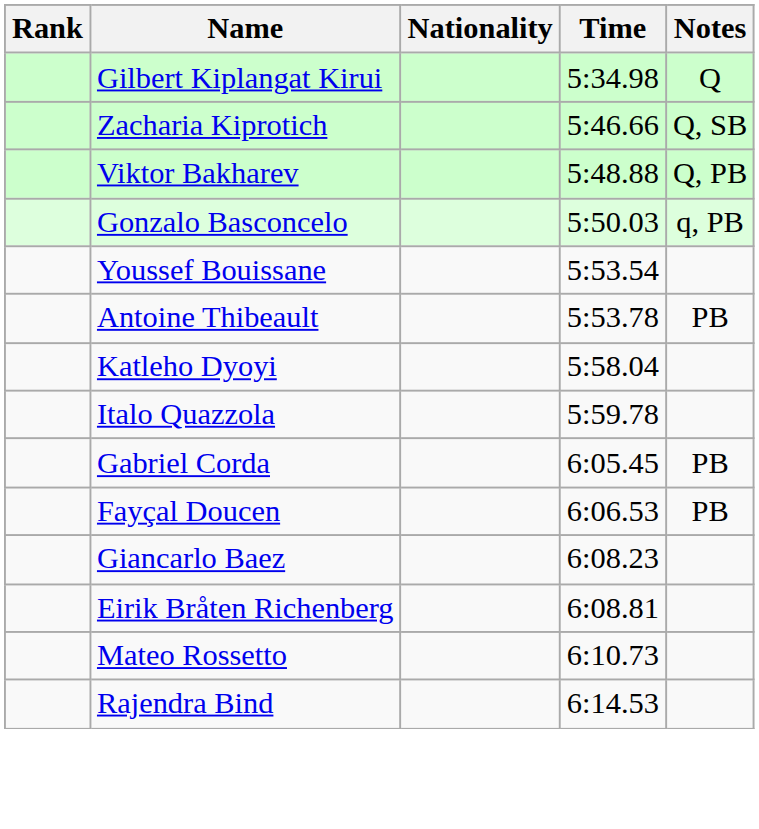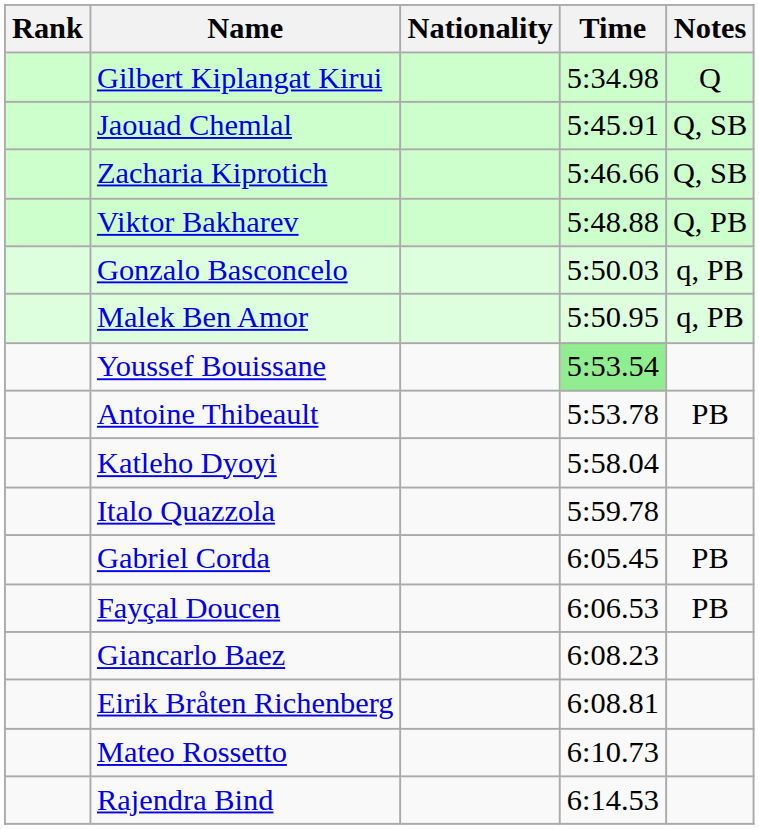+ row: (194, 125)
+ row: (202, 317)
(613, 269) no background -> (613, 366) lightgreen background
